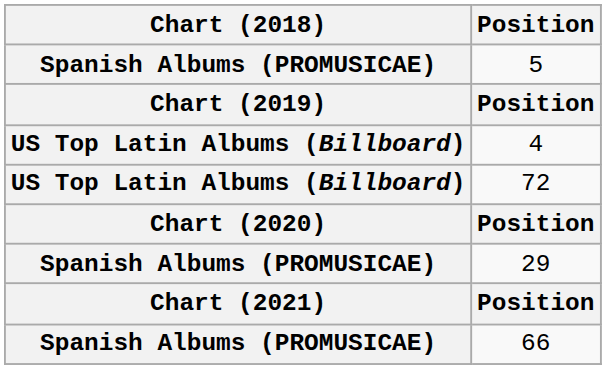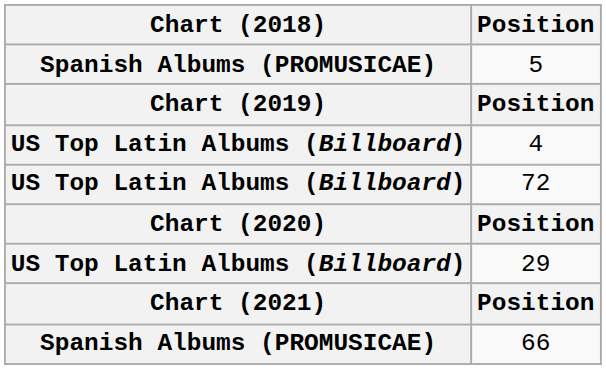(238, 264) Spanish Albums (PROMUSICAE) -> (238, 264) US Top Latin Albums (Billboard)
